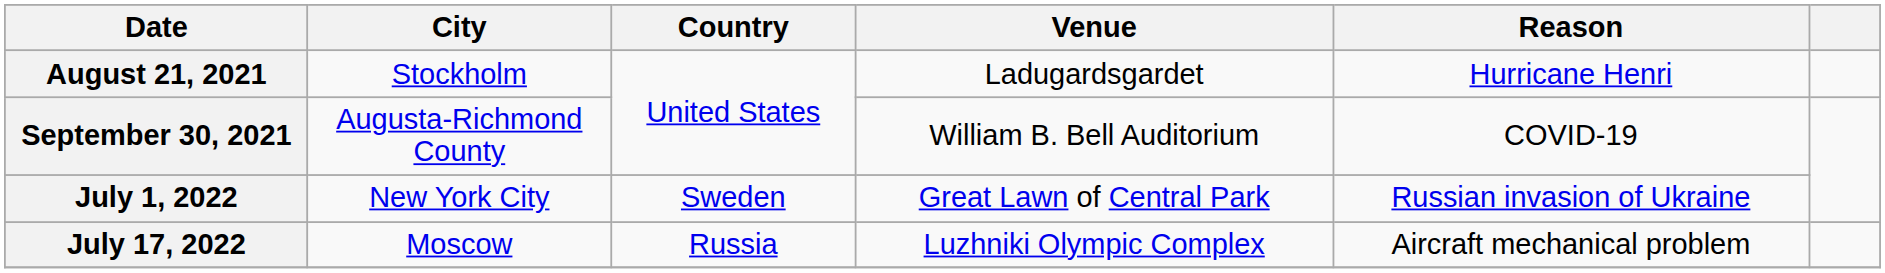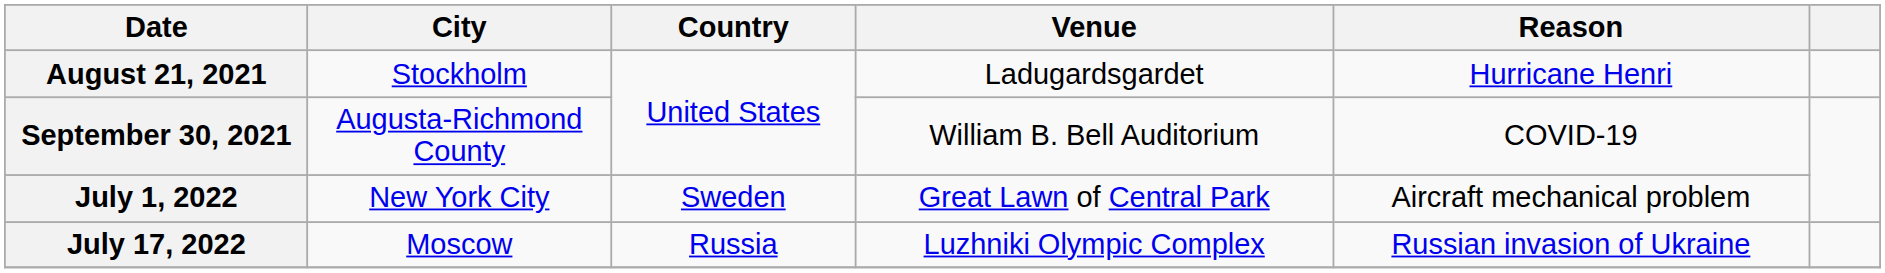(1571, 197) Russian invasion of Ukraine -> (1571, 197) Aircraft mechanical problem
(1571, 243) Aircraft mechanical problem -> (1571, 243) Russian invasion of Ukraine
